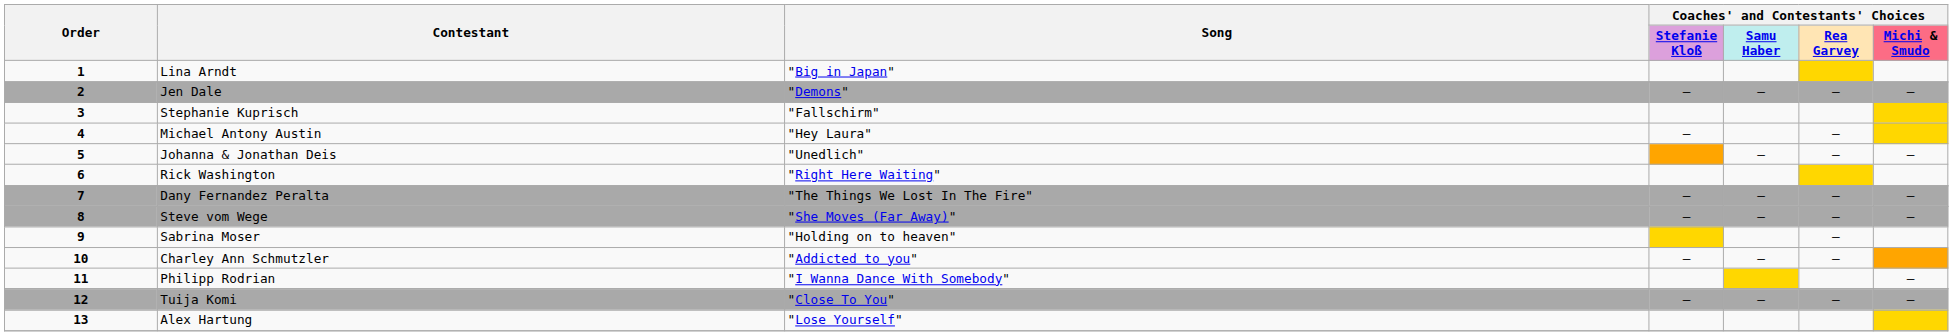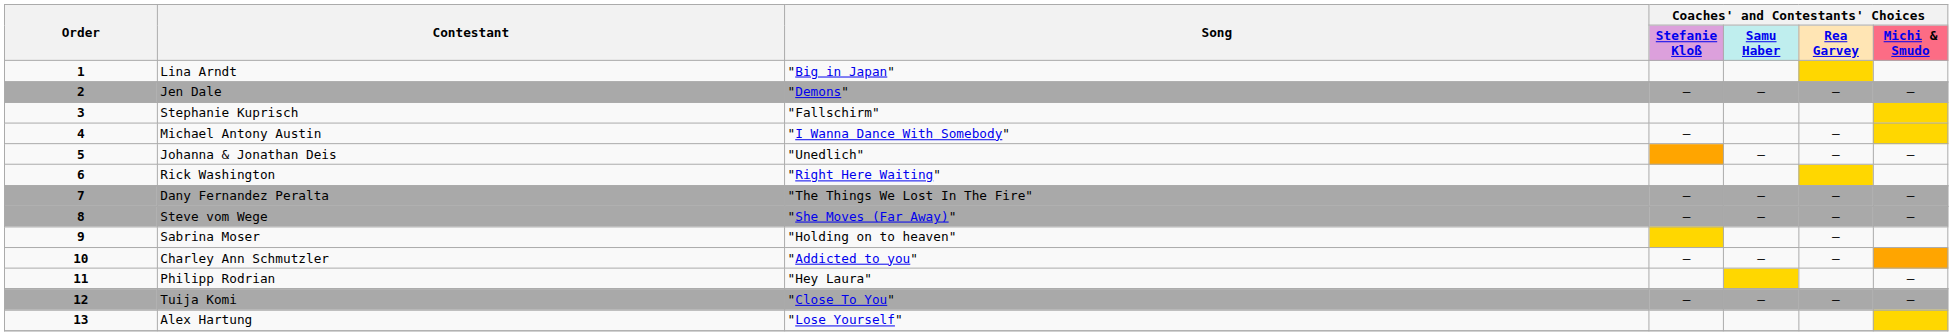(830, 133) "Hey Laura" -> (899, 133) "I Wanna Dance With Somebody"
(899, 279) "I Wanna Dance With Somebody" -> (830, 279) "Hey Laura"
